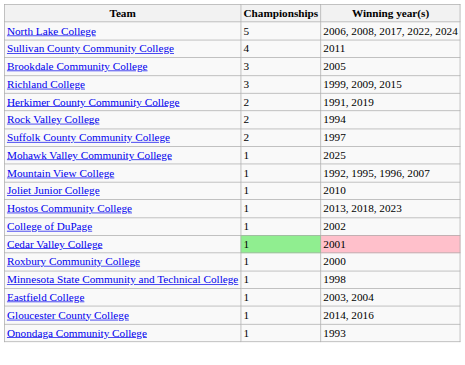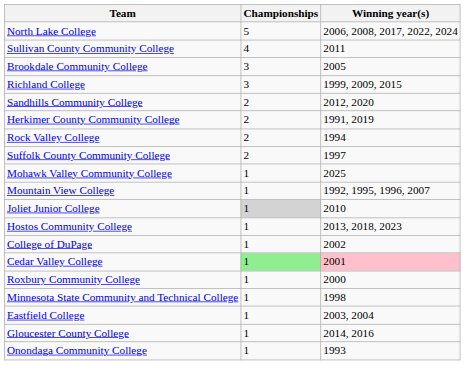+ row: (75, 102)
(246, 191) no background -> (246, 208) lightgrey background
